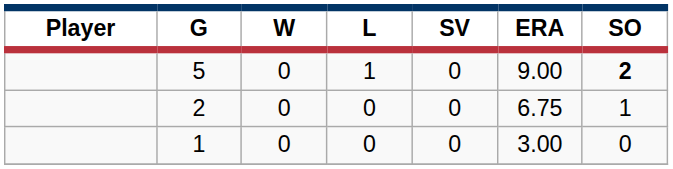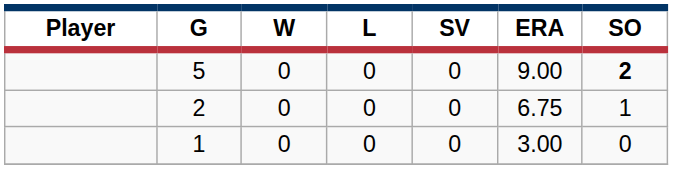(369, 71) 1 -> (369, 71) 0
